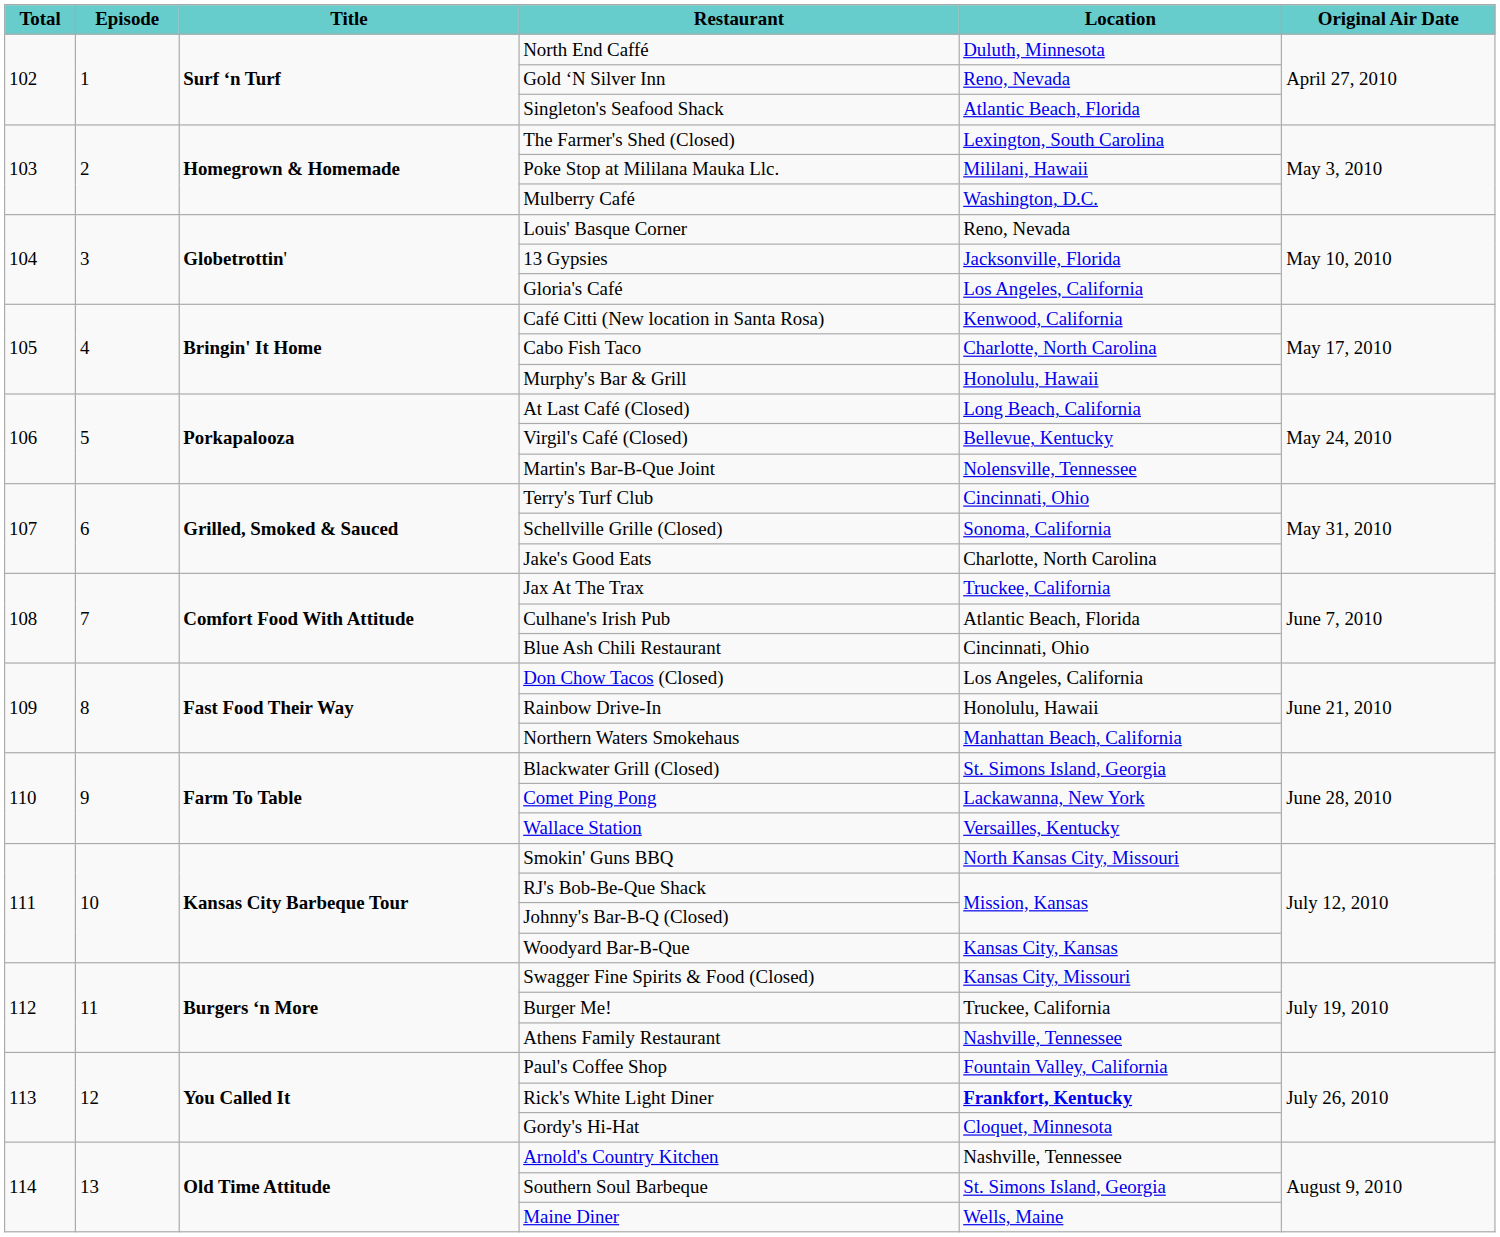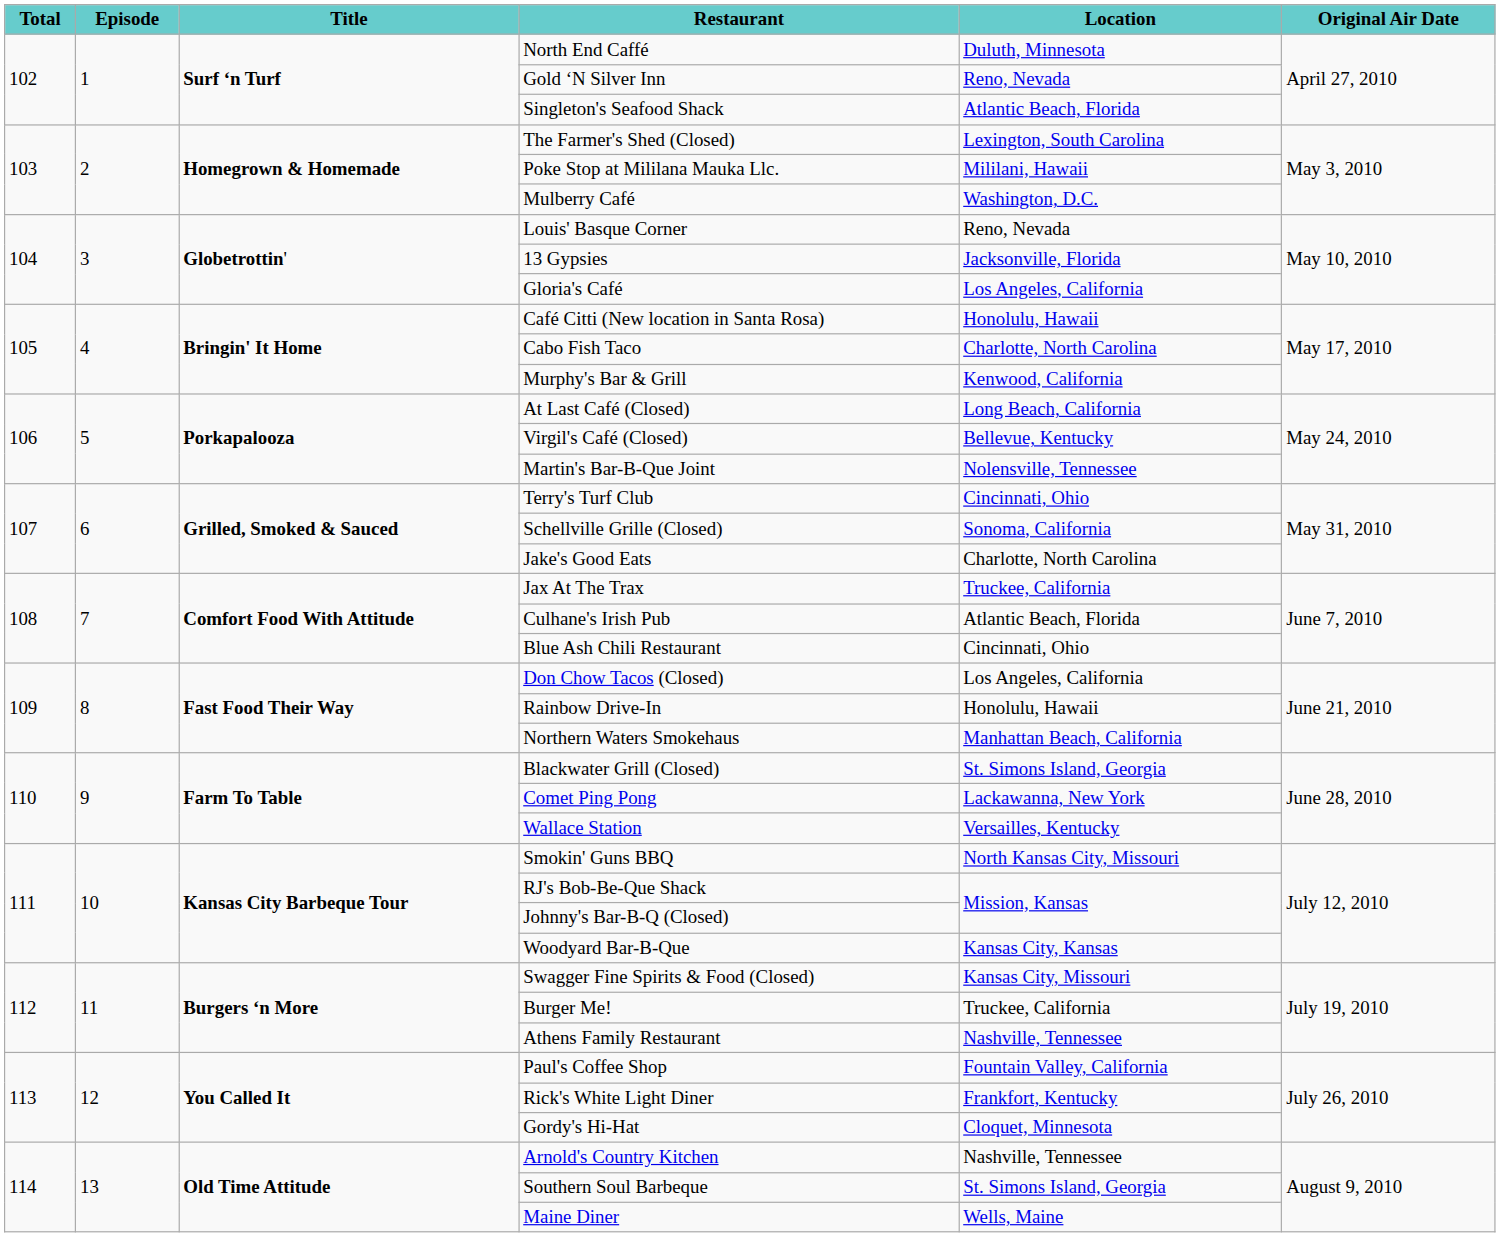(1043, 318) Kenwood, California -> (1031, 318) Honolulu, Hawaii
(1031, 378) Honolulu, Hawaii -> (1043, 378) Kenwood, California
(1048, 1097) bold -> (1040, 1097) normal
